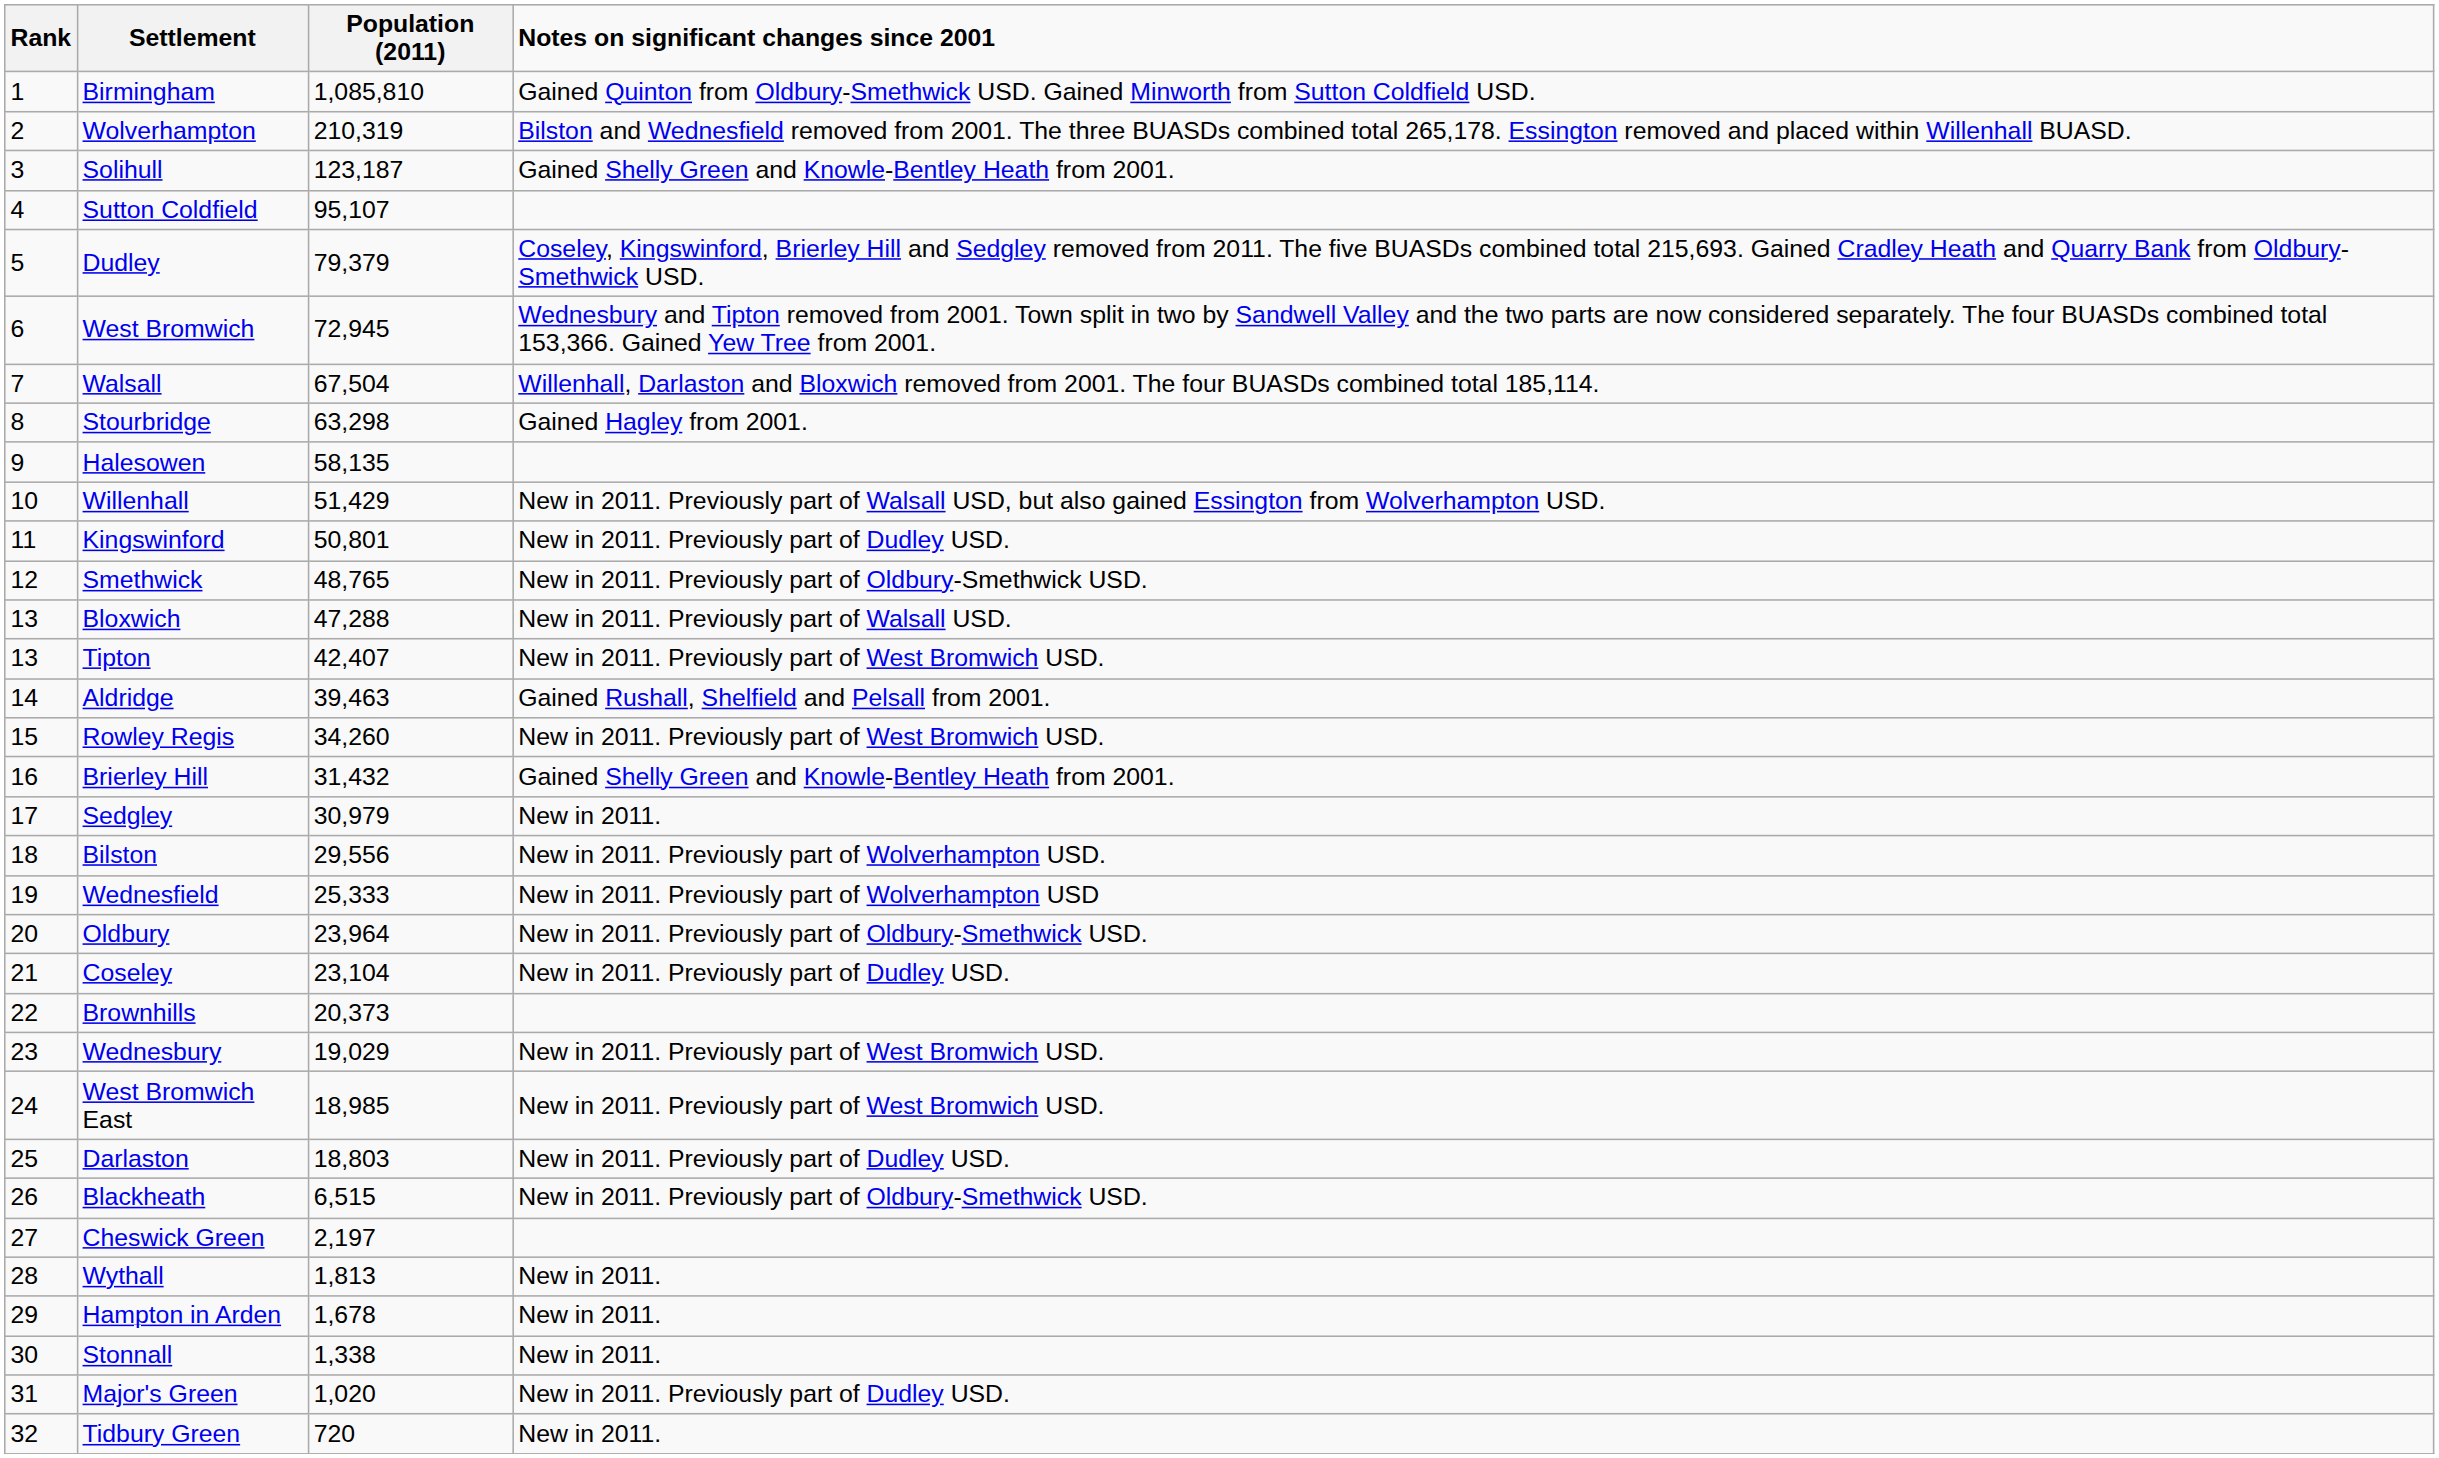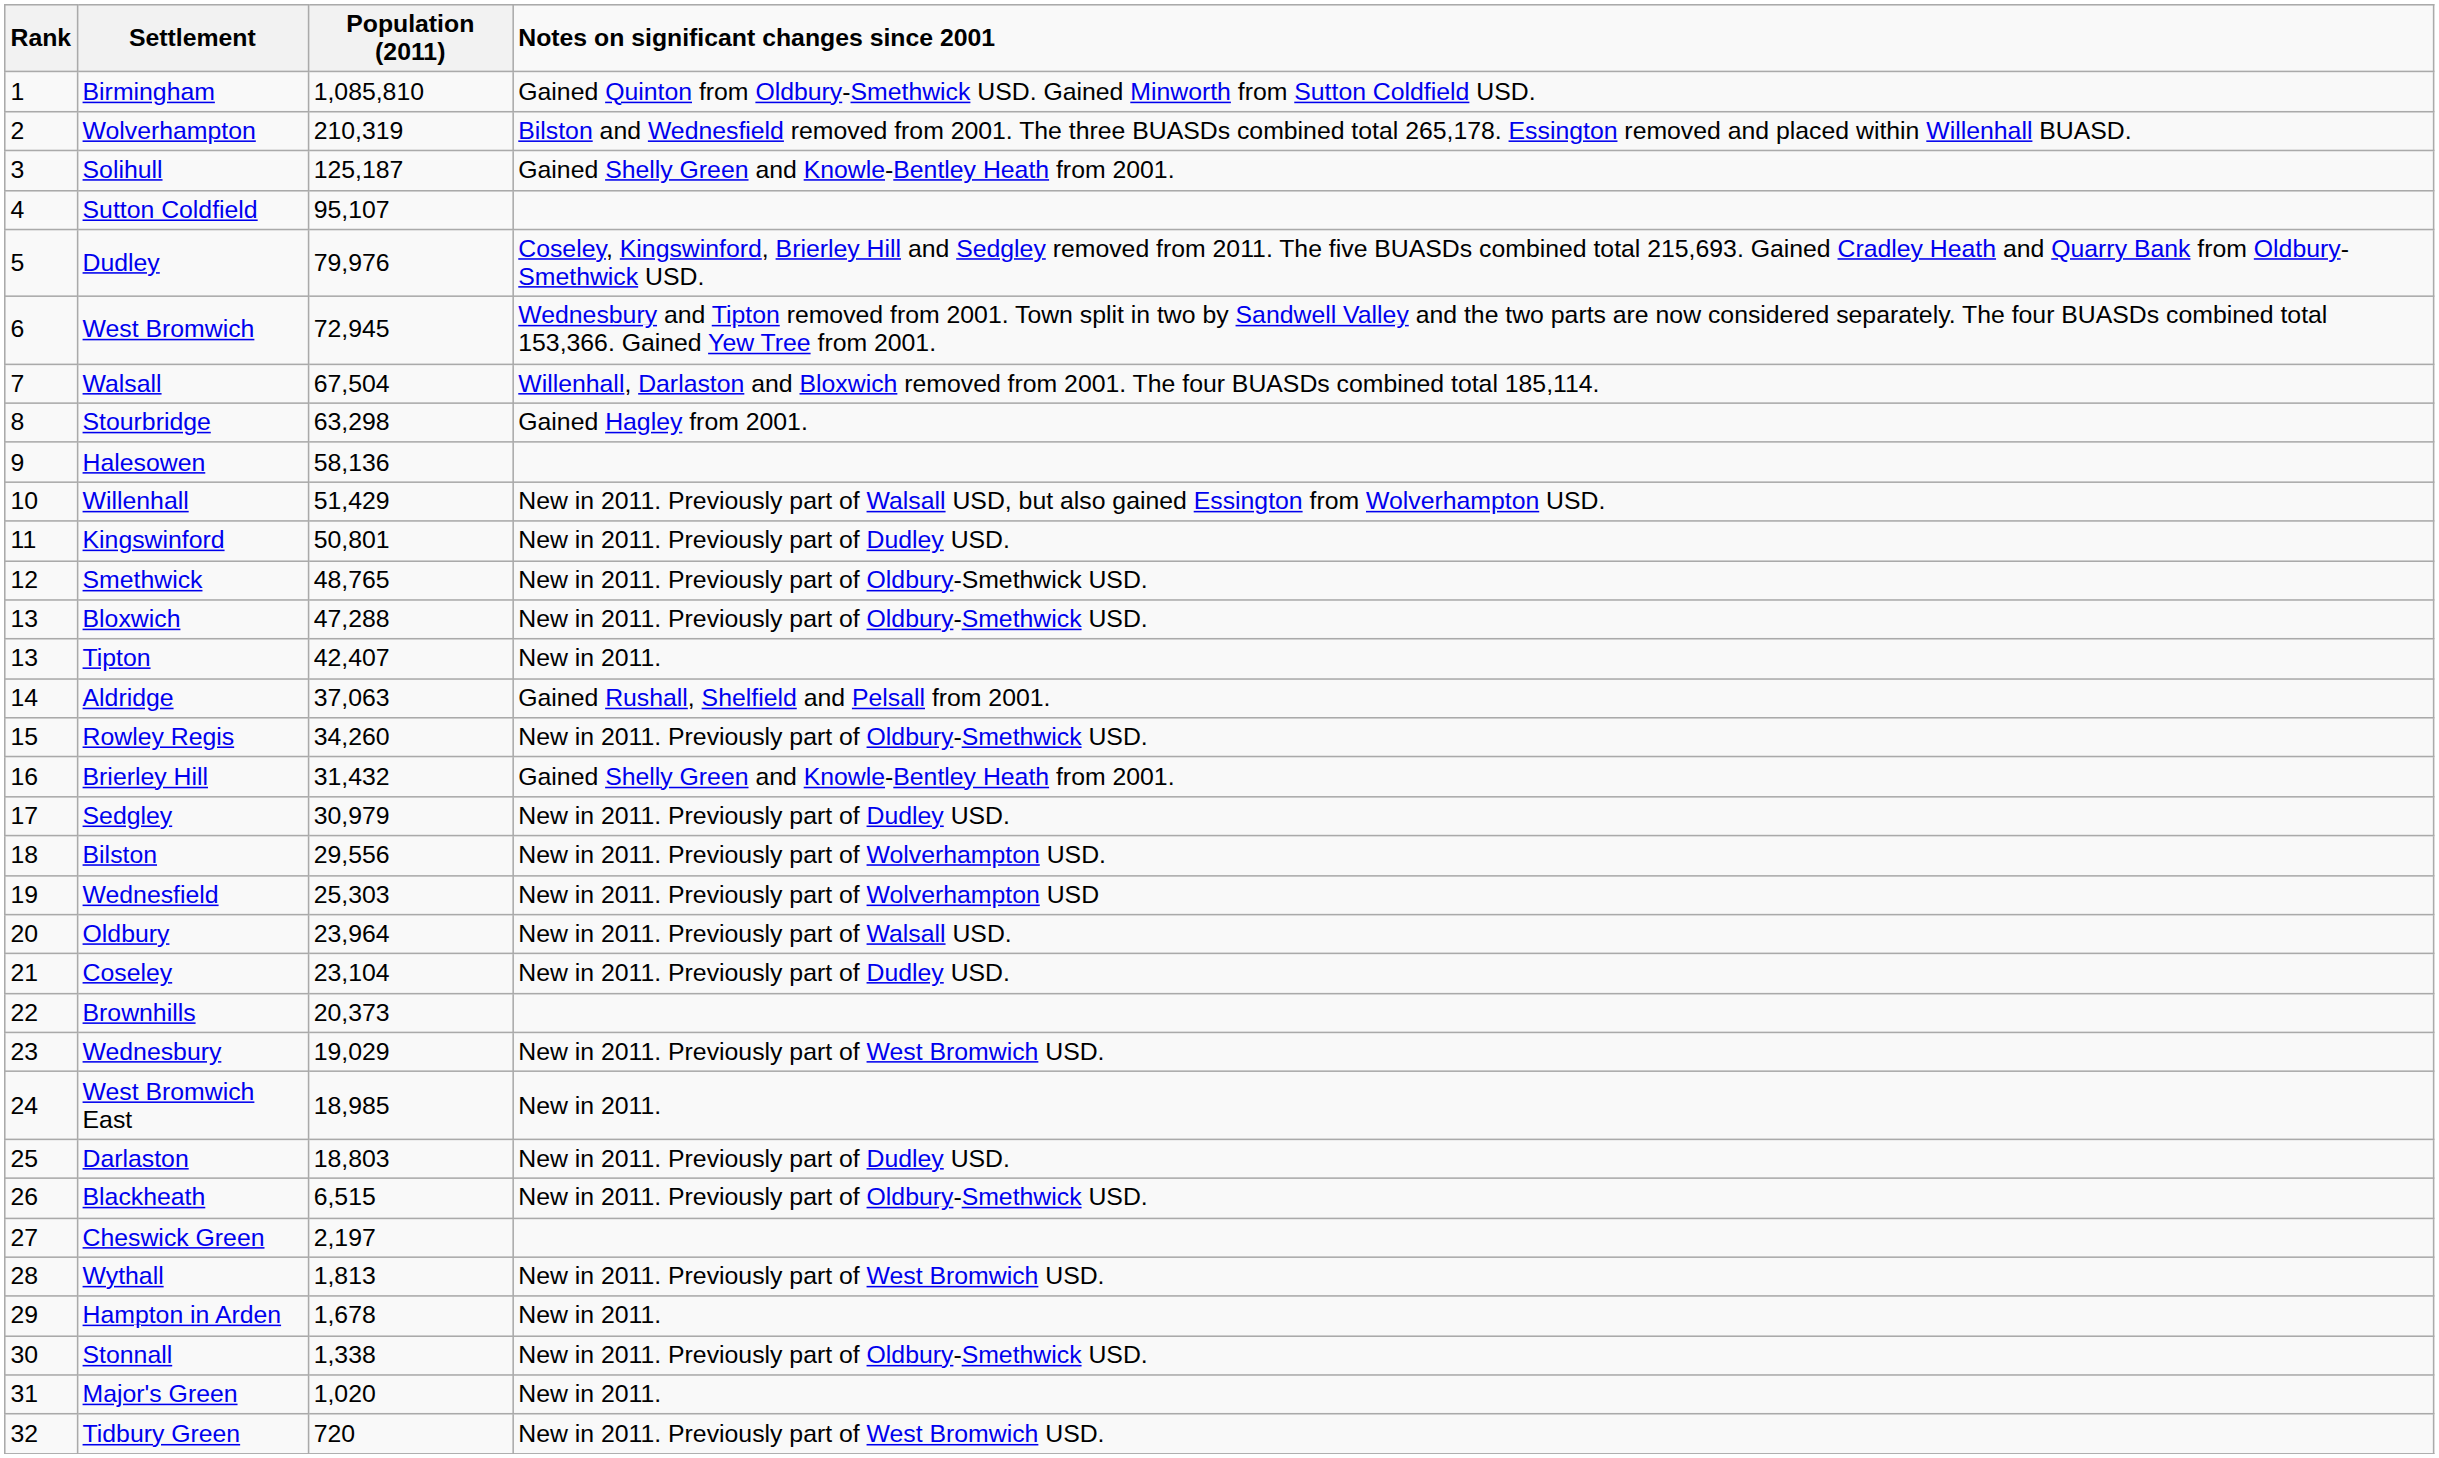(358, 170) 123,187 -> (358, 170) 125,187
(352, 262) 79,379 -> (352, 262) 79,976
(352, 461) 58,135 -> (352, 461) 58,136
(765, 619) New in 2011. Previously part of Walsall USD. -> (833, 619) New in 2011. Previously part of Oldbury-Smethwick USD.
(811, 658) New in 2011. Previously part of West Bromwich USD. -> (590, 658) New in 2011.
(352, 697) 39,463 -> (352, 697) 37,063
(811, 737) New in 2011. Previously part of West Bromwich USD. -> (833, 737) New in 2011. Previously part of Oldbury-Smethwick USD.
(590, 815) New in 2011. -> (764, 815) New in 2011. Previously part of Dudley USD.
(352, 894) 25,333 -> (352, 894) 25,303
(833, 933) New in 2011. Previously part of Oldbury-Smethwick USD. -> (765, 933) New in 2011. Previously part of Walsall USD.
(811, 1105) New in 2011. Previously part of West Bromwich USD. -> (590, 1105) New in 2011.
(590, 1276) New in 2011. -> (811, 1276) New in 2011. Previously part of West Bromwich USD.
(590, 1355) New in 2011. -> (833, 1355) New in 2011. Previously part of Oldbury-Smethwick USD.
(764, 1394) New in 2011. Previously part of Dudley USD. -> (590, 1394) New in 2011.
(590, 1433) New in 2011. -> (811, 1433) New in 2011. Previously part of West Bromwich USD.
